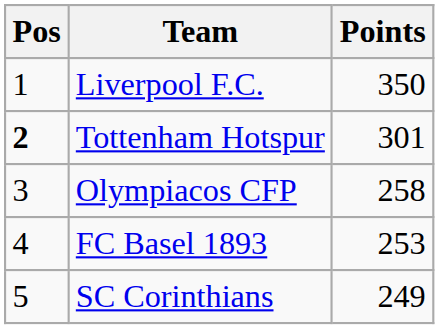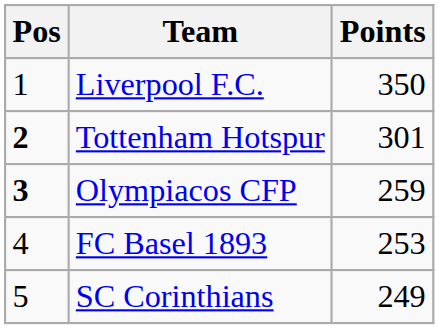(21, 190) normal -> (21, 190) bold
(402, 190) 258 -> (402, 190) 259
